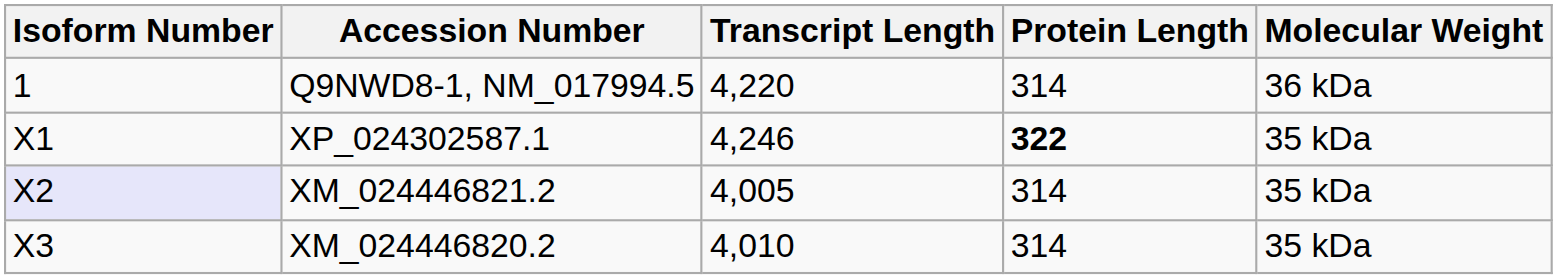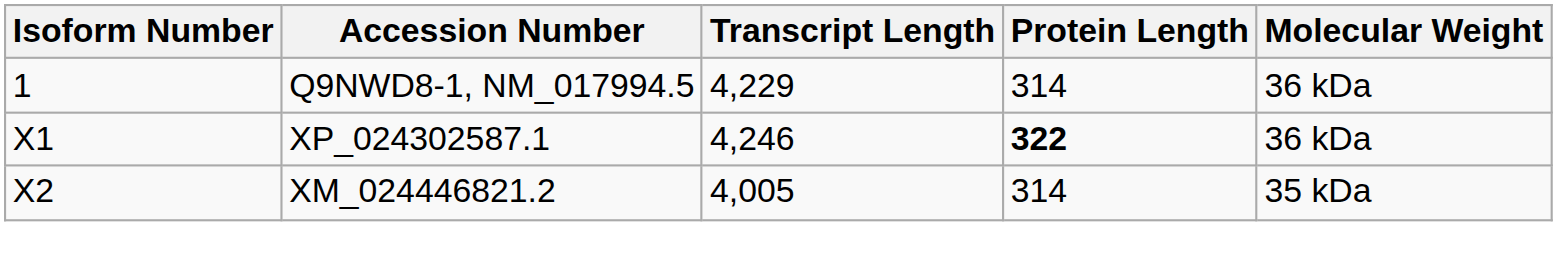(752, 84) 4,220 -> (752, 84) 4,229
(1318, 138) 35 kDa -> (1318, 138) 36 kDa
(33, 191) lavender background -> (33, 191) no background
- row: (422, 245)
